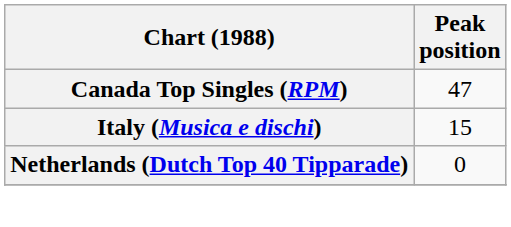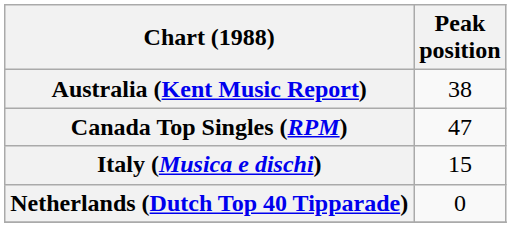+ row: (209, 88)
